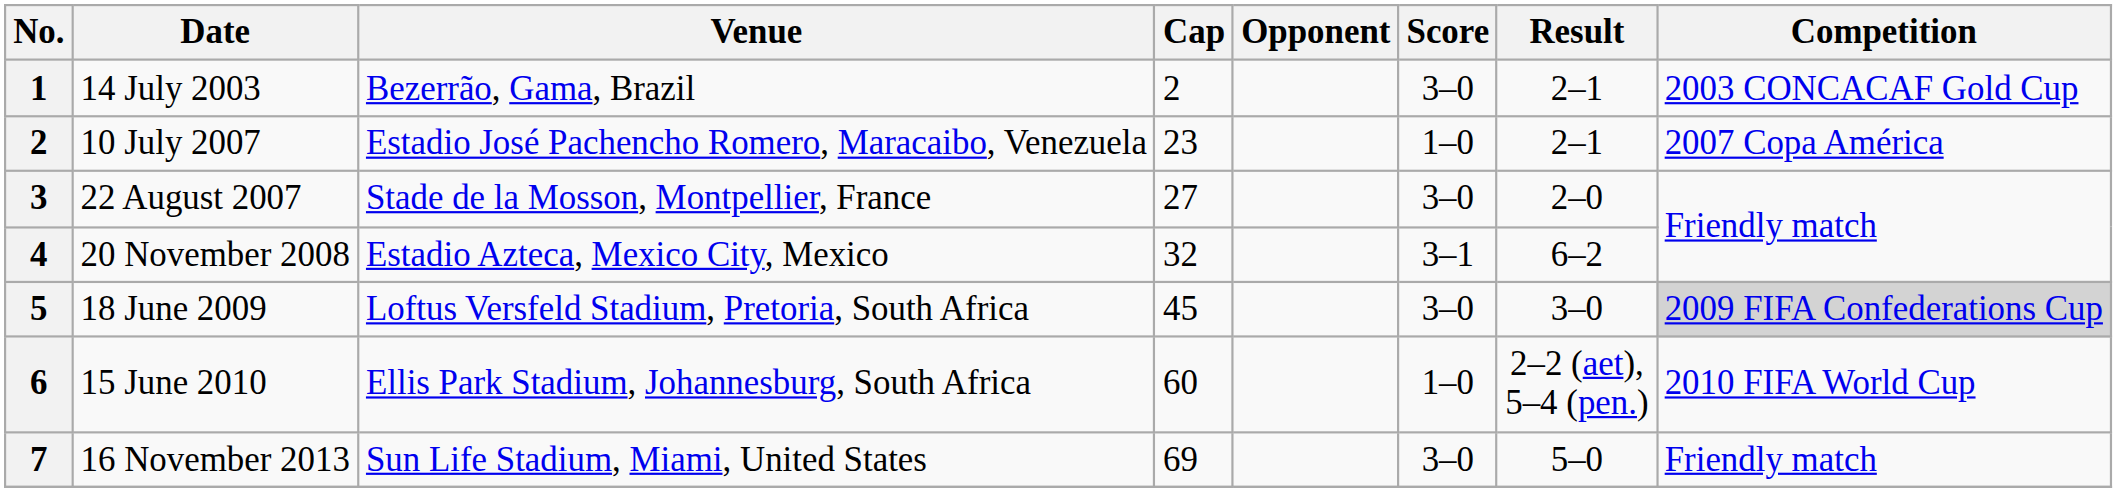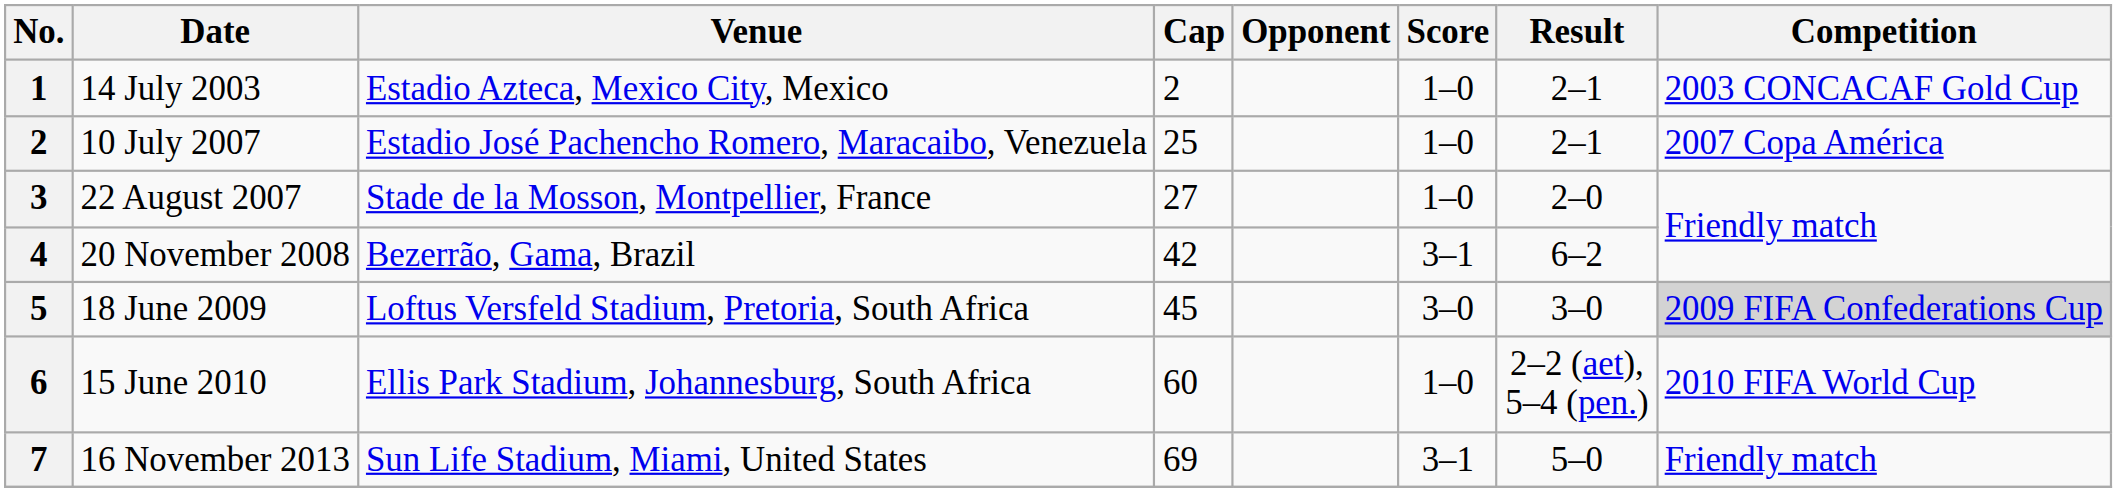(531, 87) Bezerrão, Gama, Brazil -> (627, 87) Estadio Azteca, Mexico City, Mexico
(1448, 87) 3–0 -> (1448, 87) 1–0
(1180, 142) 23 -> (1180, 142) 25
(1448, 198) 3–0 -> (1448, 198) 1–0
(627, 253) Estadio Azteca, Mexico City, Mexico -> (531, 253) Bezerrão, Gama, Brazil
(1180, 253) 32 -> (1180, 253) 42
(1448, 458) 3–0 -> (1448, 458) 3–1
